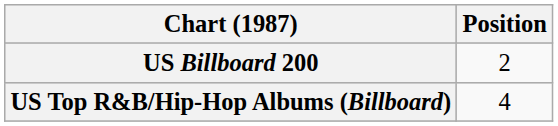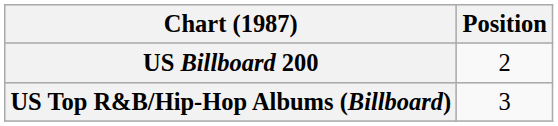(505, 101) 4 -> (505, 101) 3
